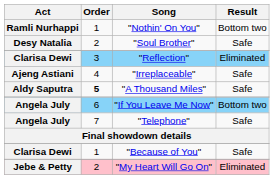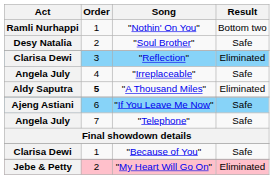(43, 74) Ajeng Astiani -> (43, 74) Angela July
(242, 89) Safe -> (242, 89) Eliminated
(43, 105) Angela July -> (43, 105) Ajeng Astiani
(242, 105) Bottom two -> (242, 105) Safe
